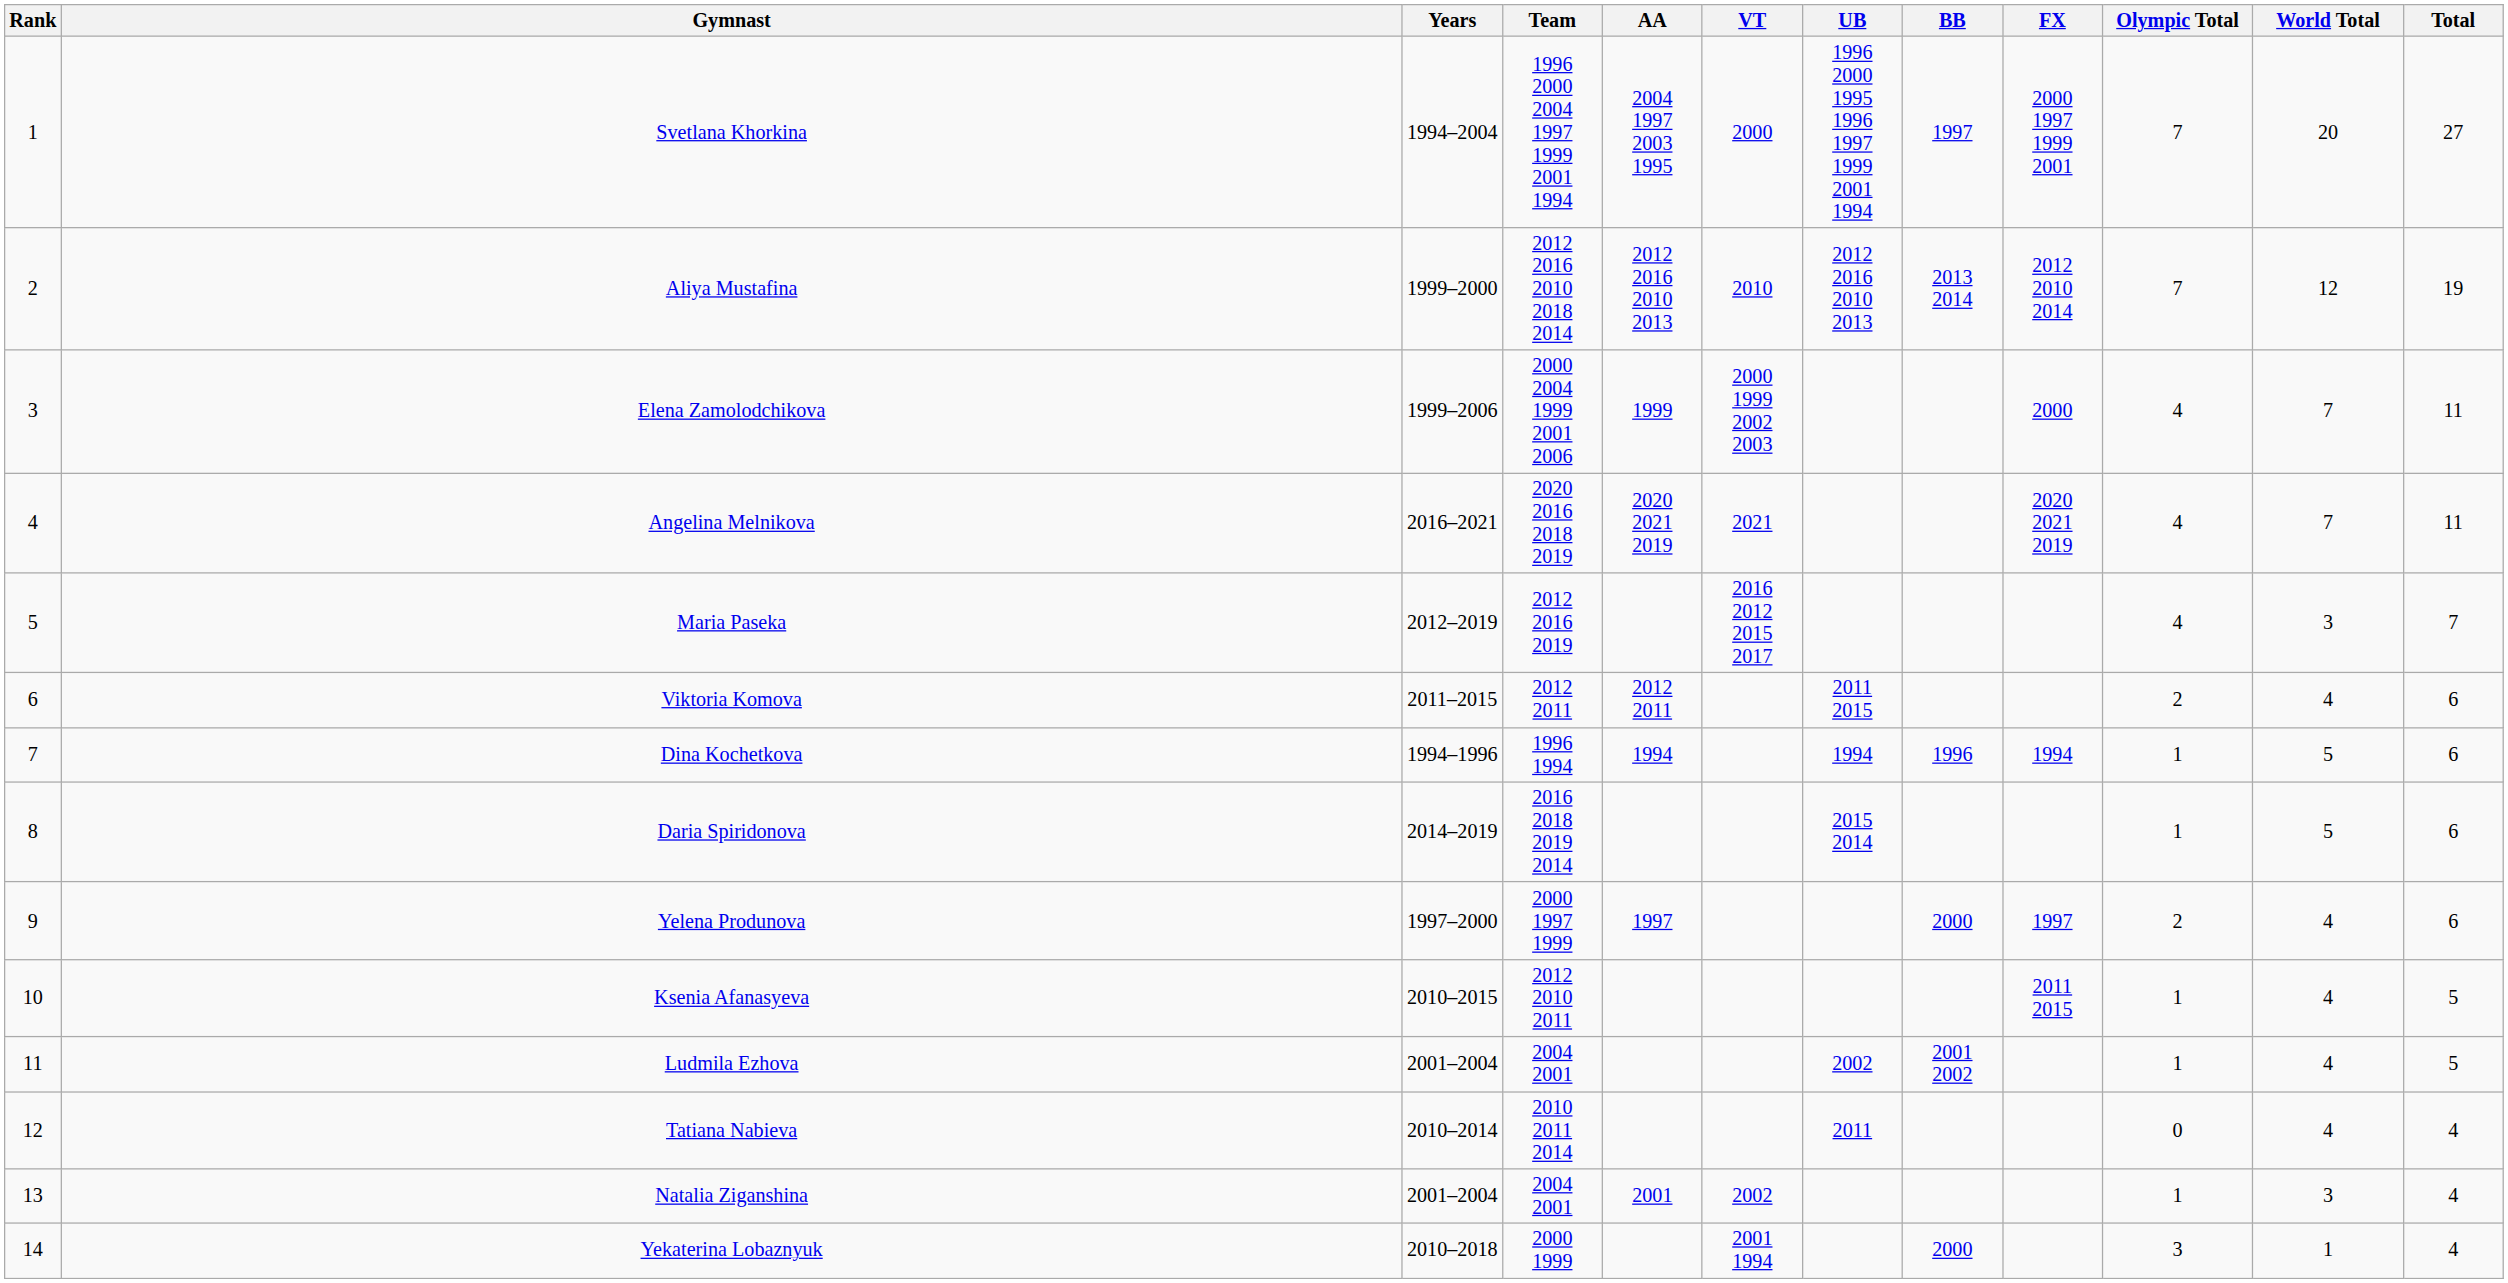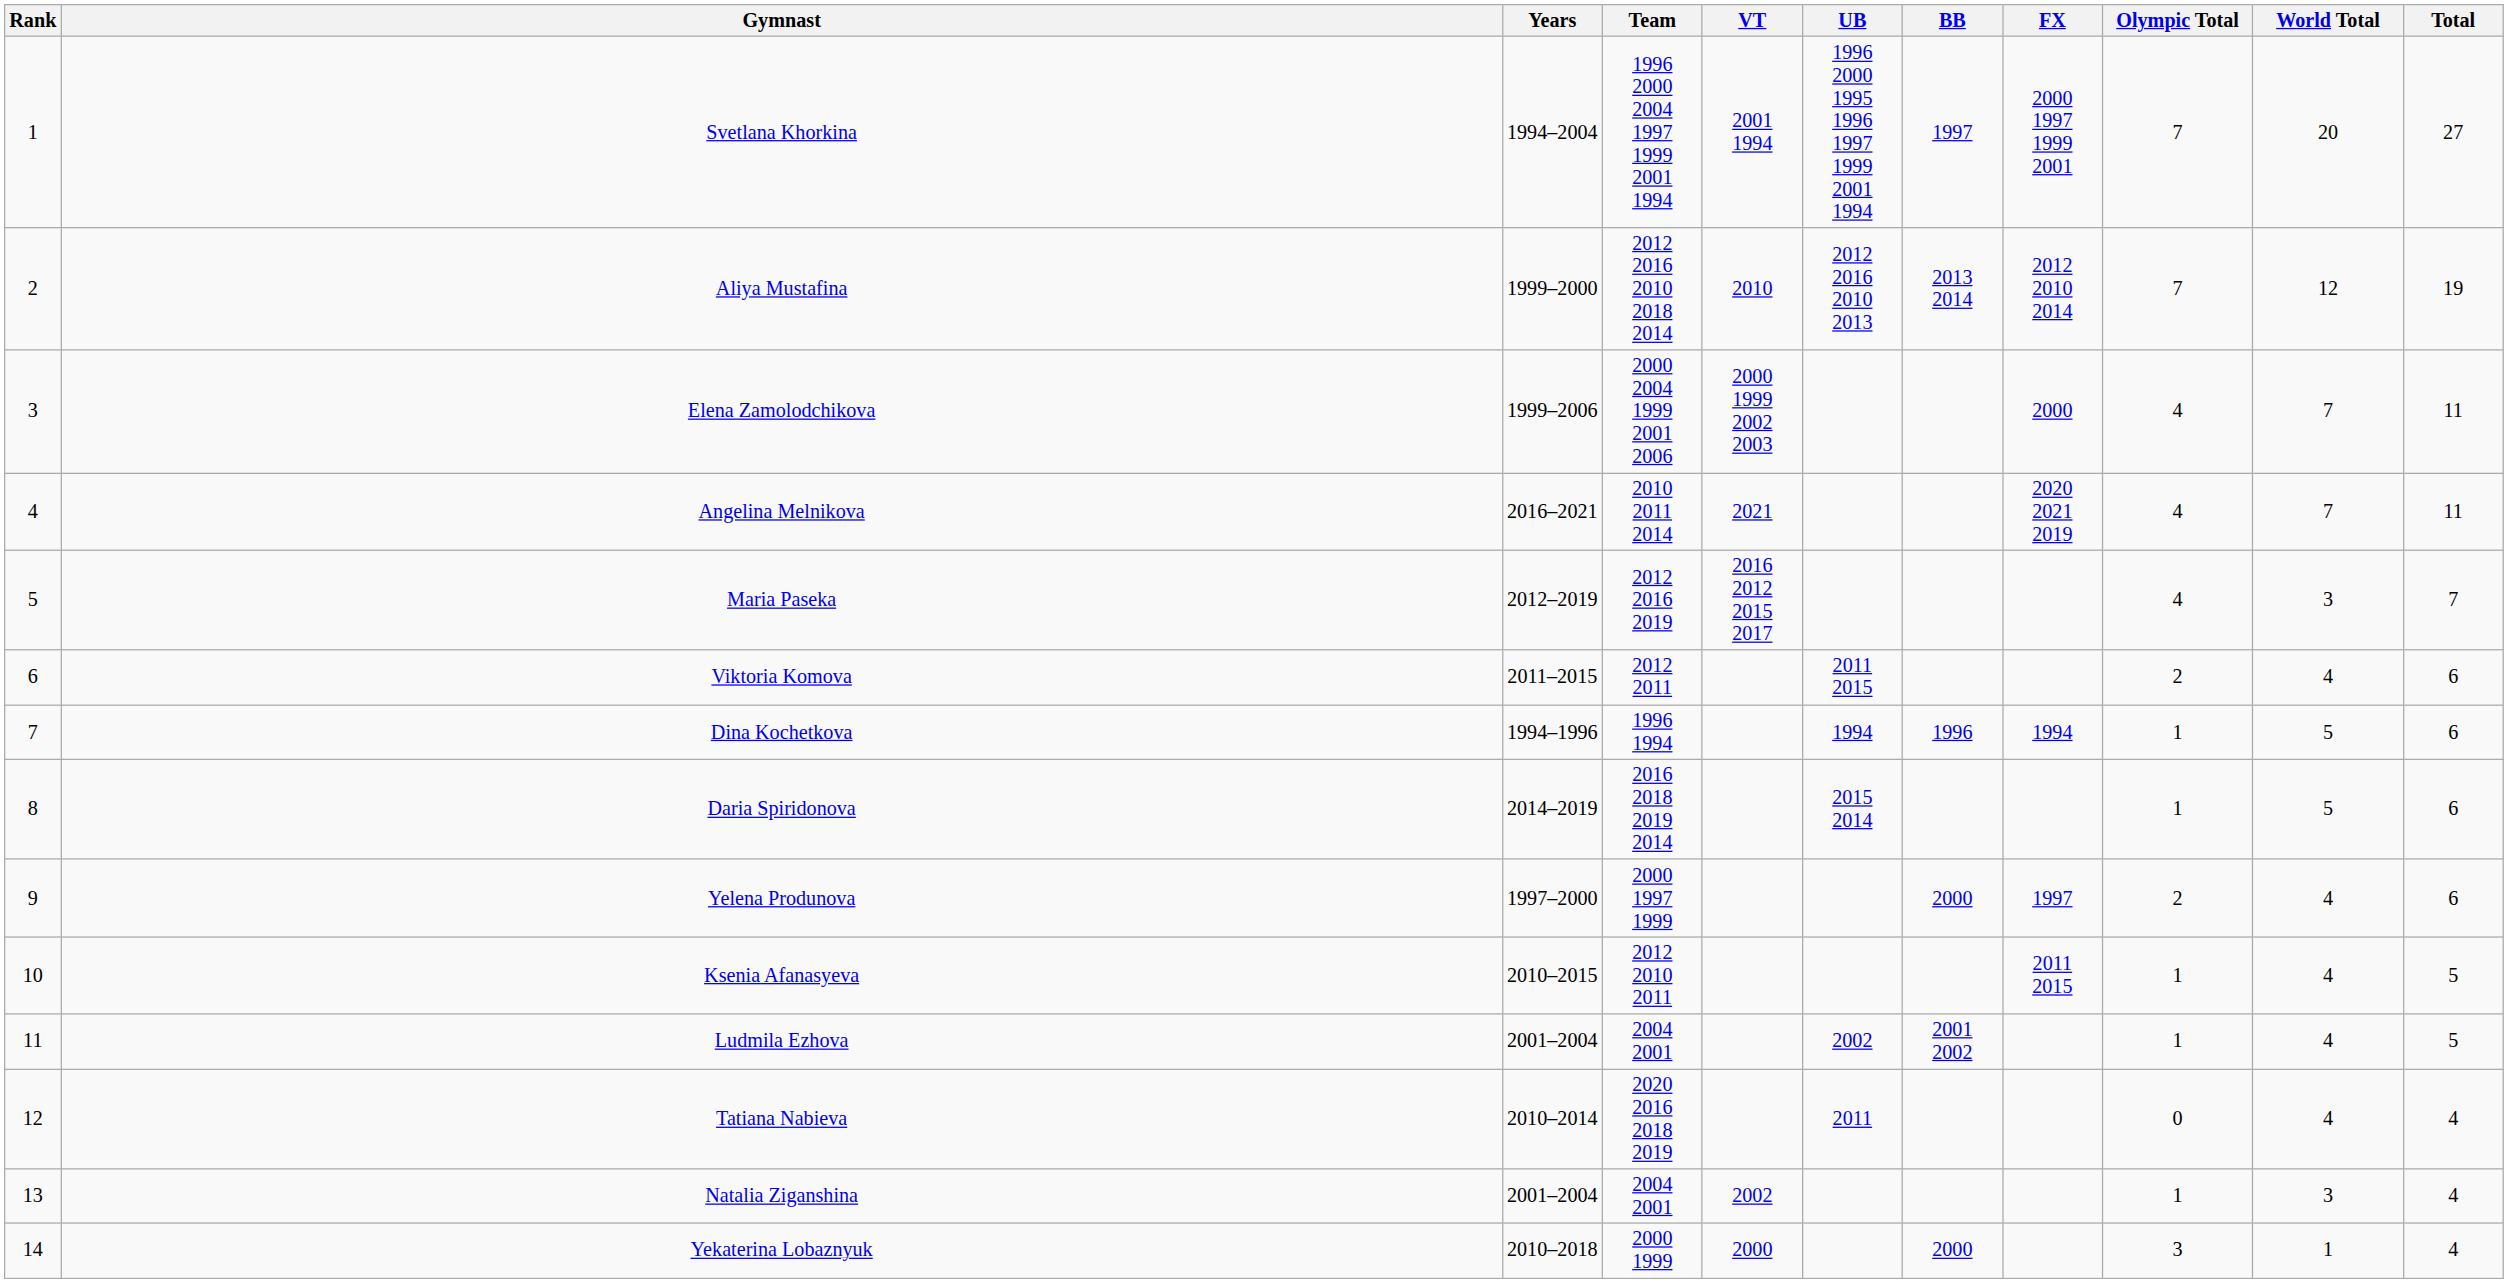- column: (1652, 20)
(1752, 131) 2000 -> (1752, 131) 2001 1994
(1552, 522) 2020 2016 2018 2019 -> (1652, 511) 2010 2011 2014
(1552, 1129) 2010 2011 2014 -> (1652, 1118) 2020 2016 2018 2019
(1752, 1250) 2001 1994 -> (1752, 1250) 2000
